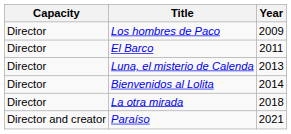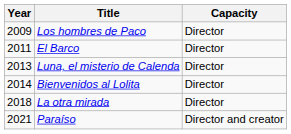columns swapped: (271, 13) <-> (56, 13)
